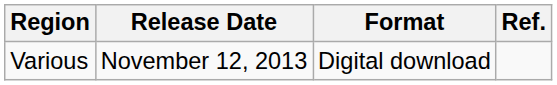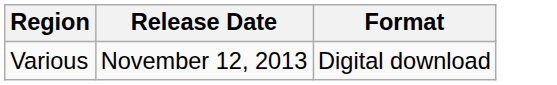- column: (524, 23)
